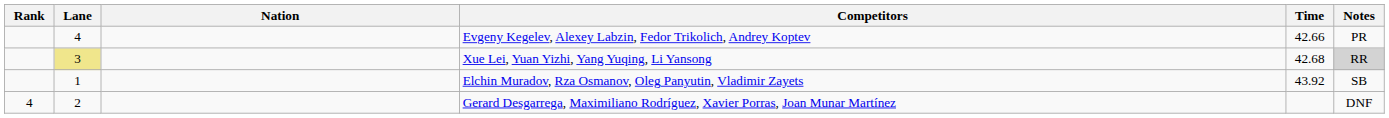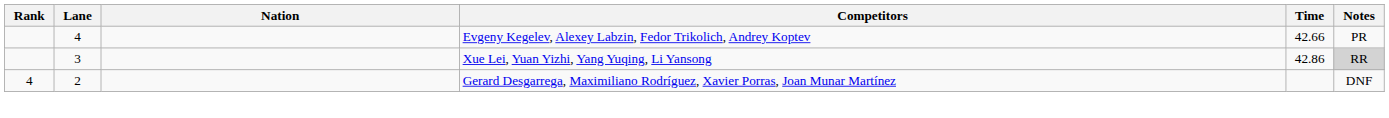(77, 59) khaki background -> (77, 59) no background
(1310, 59) 42.68 -> (1310, 59) 42.86
- row: (633, 81)
